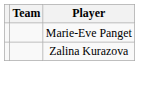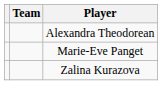+ row: (100, 32)
